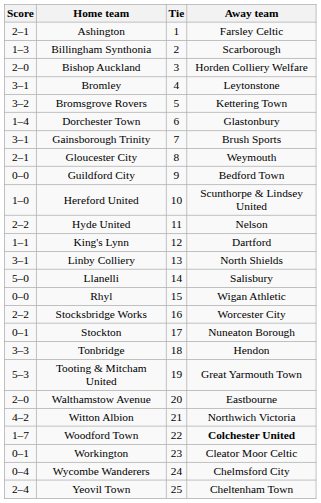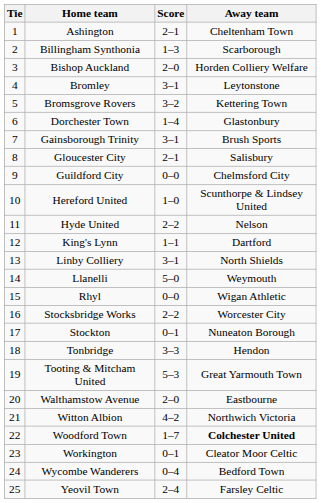columns swapped: (176, 13) <-> (20, 13)
(252, 31) Farsley Celtic -> (252, 31) Cheltenham Town
(252, 157) Weymouth -> (252, 157) Salisbury
(252, 175) Bedford Town -> (252, 175) Chelmsford City
(252, 278) Salisbury -> (252, 278) Weymouth
(252, 471) Chelmsford City -> (252, 471) Bedford Town
(252, 489) Cheltenham Town -> (252, 489) Farsley Celtic
